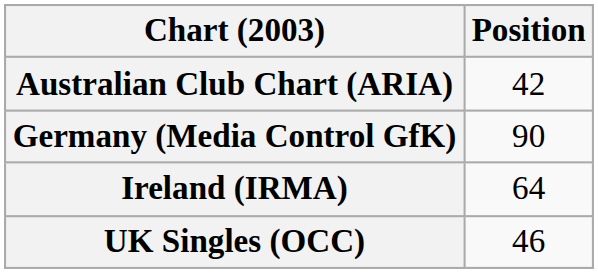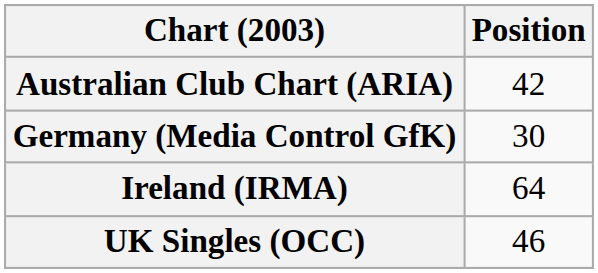(529, 135) 90 -> (529, 135) 30
